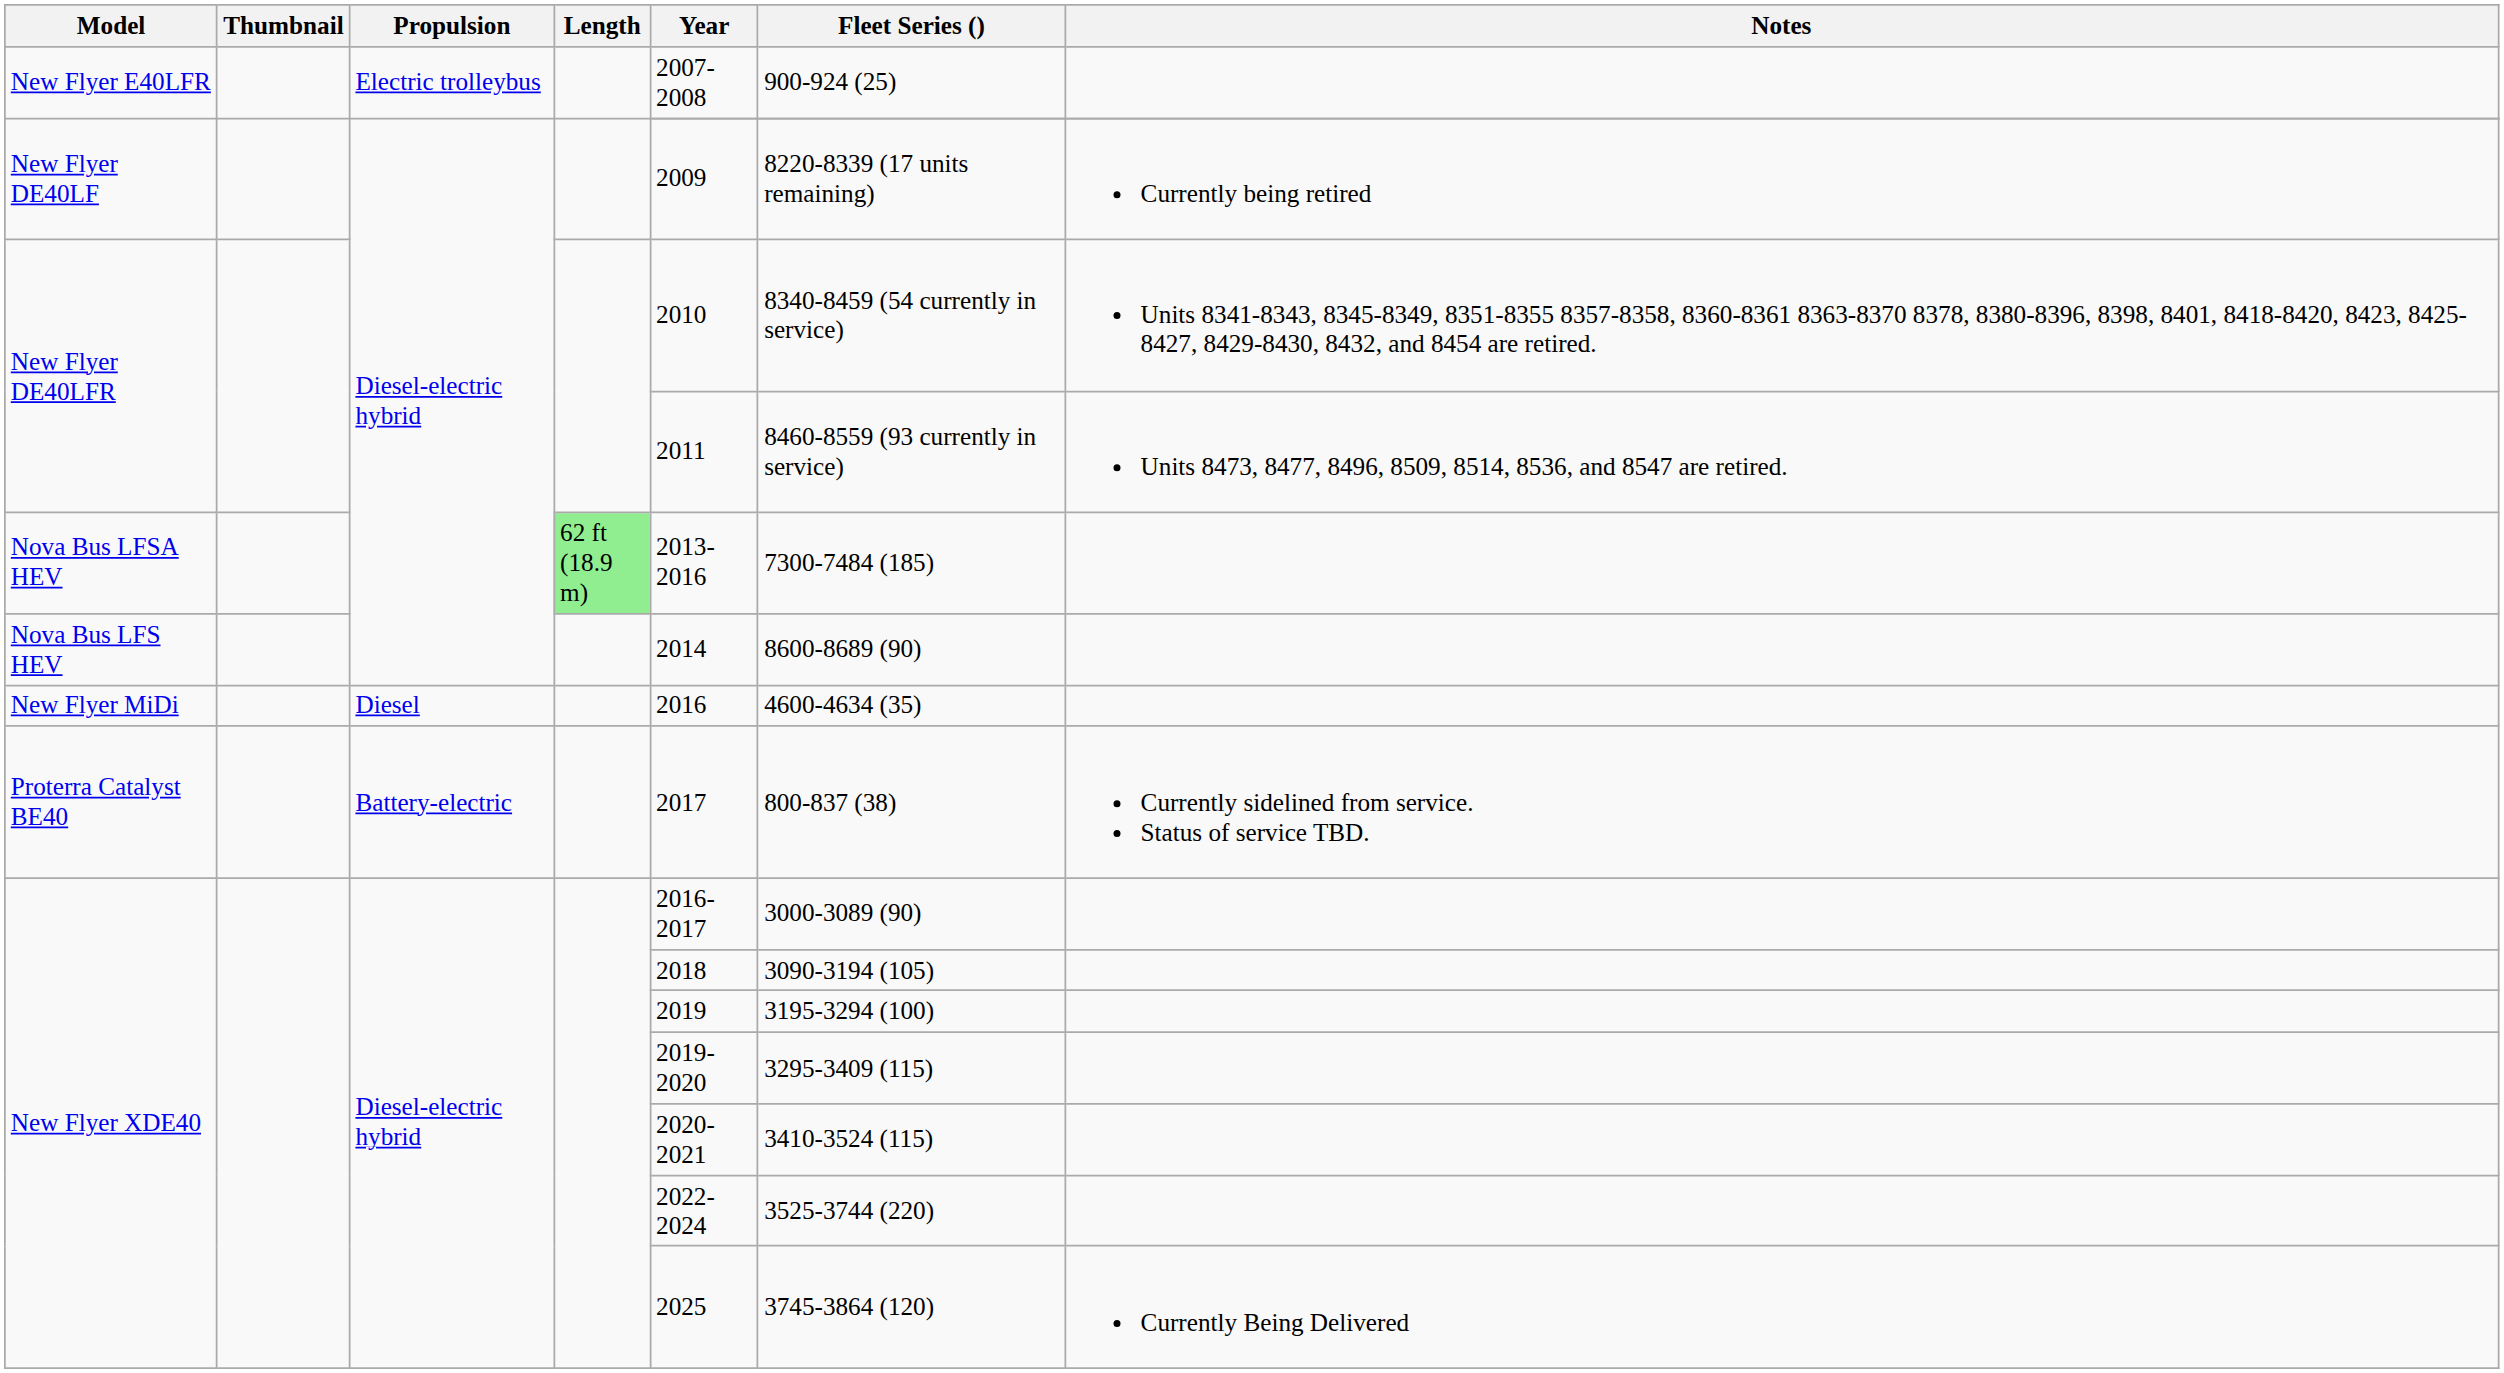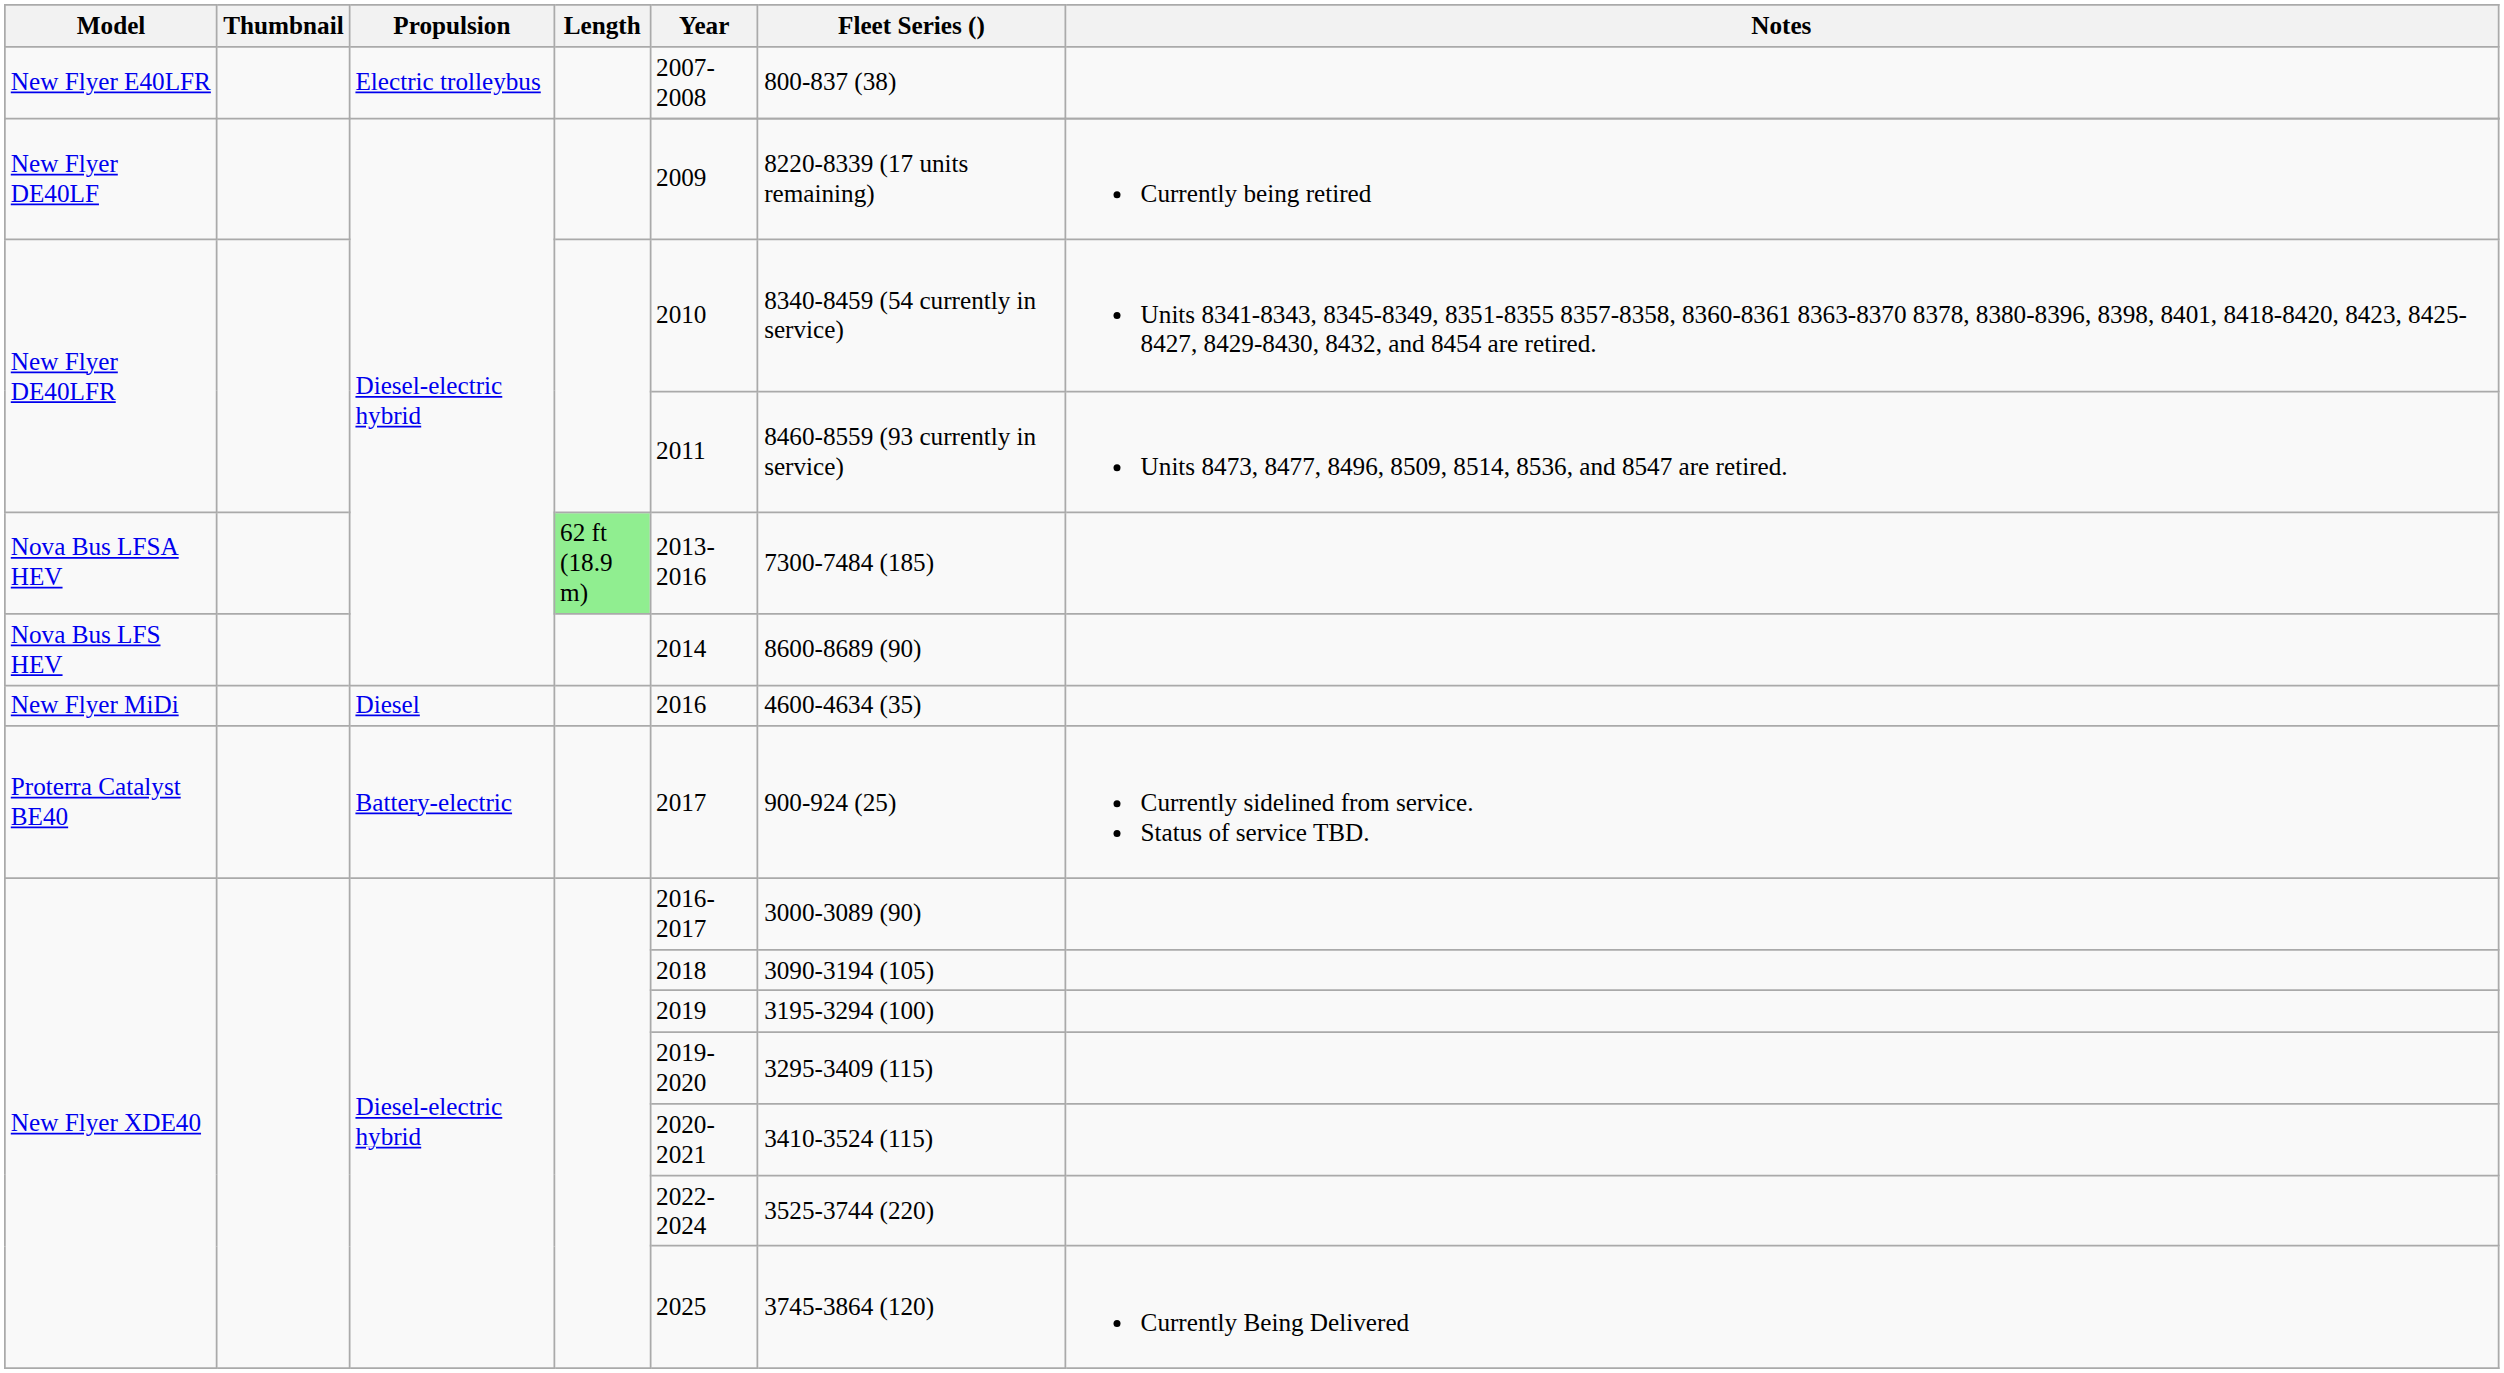(830, 82) 900-924 (25) -> (830, 82) 800-837 (38)
(830, 802) 800-837 (38) -> (830, 802) 900-924 (25)
